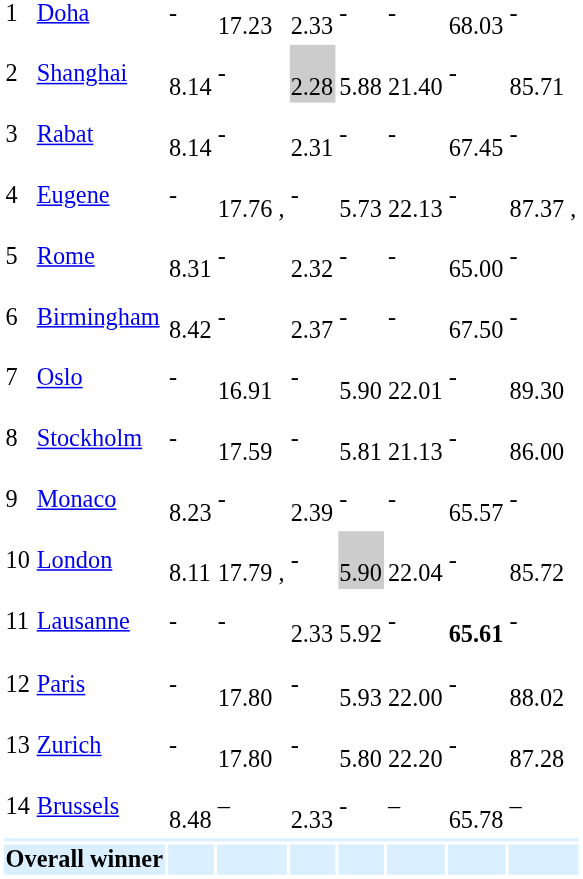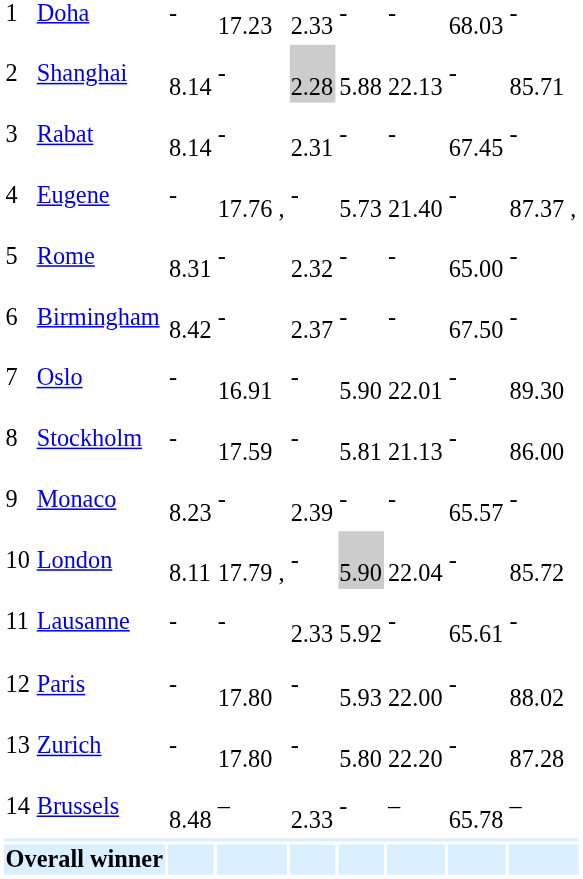(415, 87) 21.40 -> (415, 87) 22.13
(415, 208) 22.13 -> (415, 208) 21.40
(476, 634) bold -> (476, 634) normal
